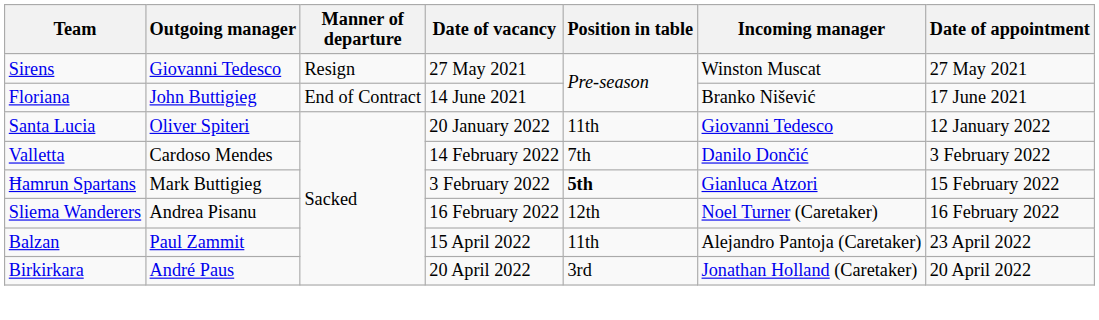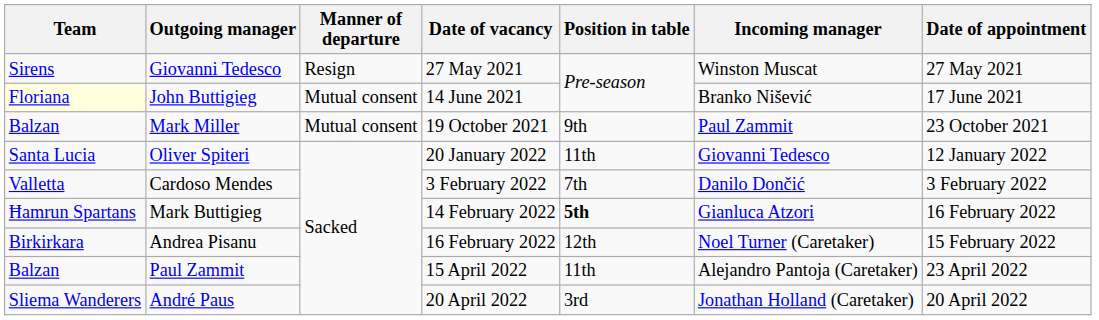(39, 97) no background -> (39, 97) lightyellow background
(363, 97) End of Contract -> (361, 97) Mutual consent
+ row: (194, 126)
(494, 155) 14 February 2022 -> (486, 184) 3 February 2022
(490, 184) 3 February 2022 -> (491, 213) 14 February 2022
(995, 184) 15 February 2022 -> (991, 213) 16 February 2022
(75, 213) Sliema Wanderers -> (46, 241) Birkirkara
(995, 213) 16 February 2022 -> (991, 241) 15 February 2022
(46, 270) Birkirkara -> (75, 299) Sliema Wanderers
